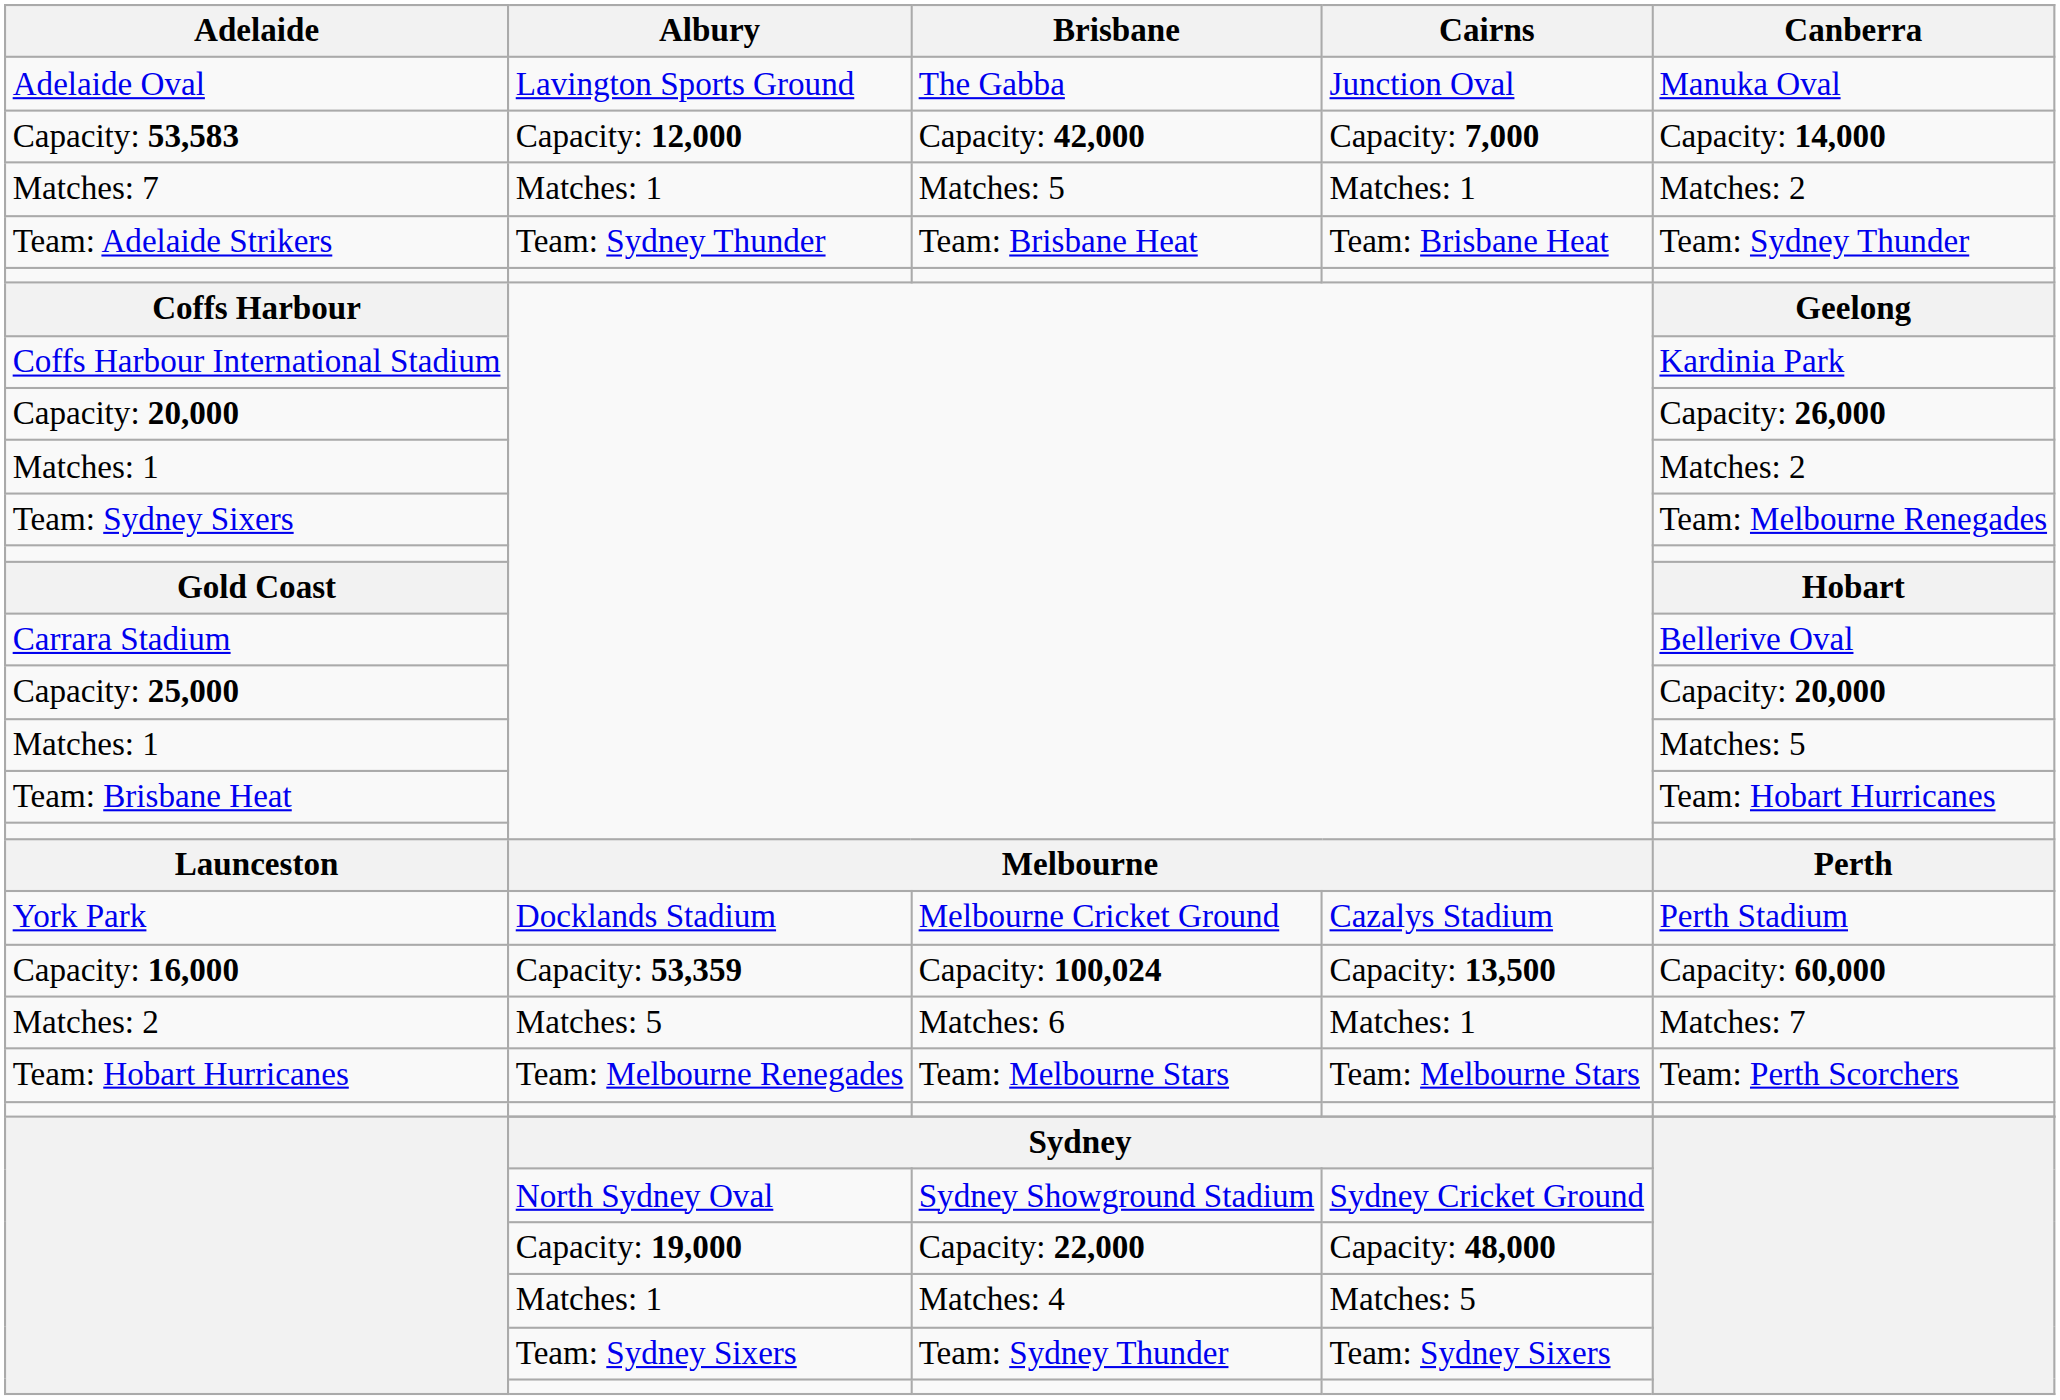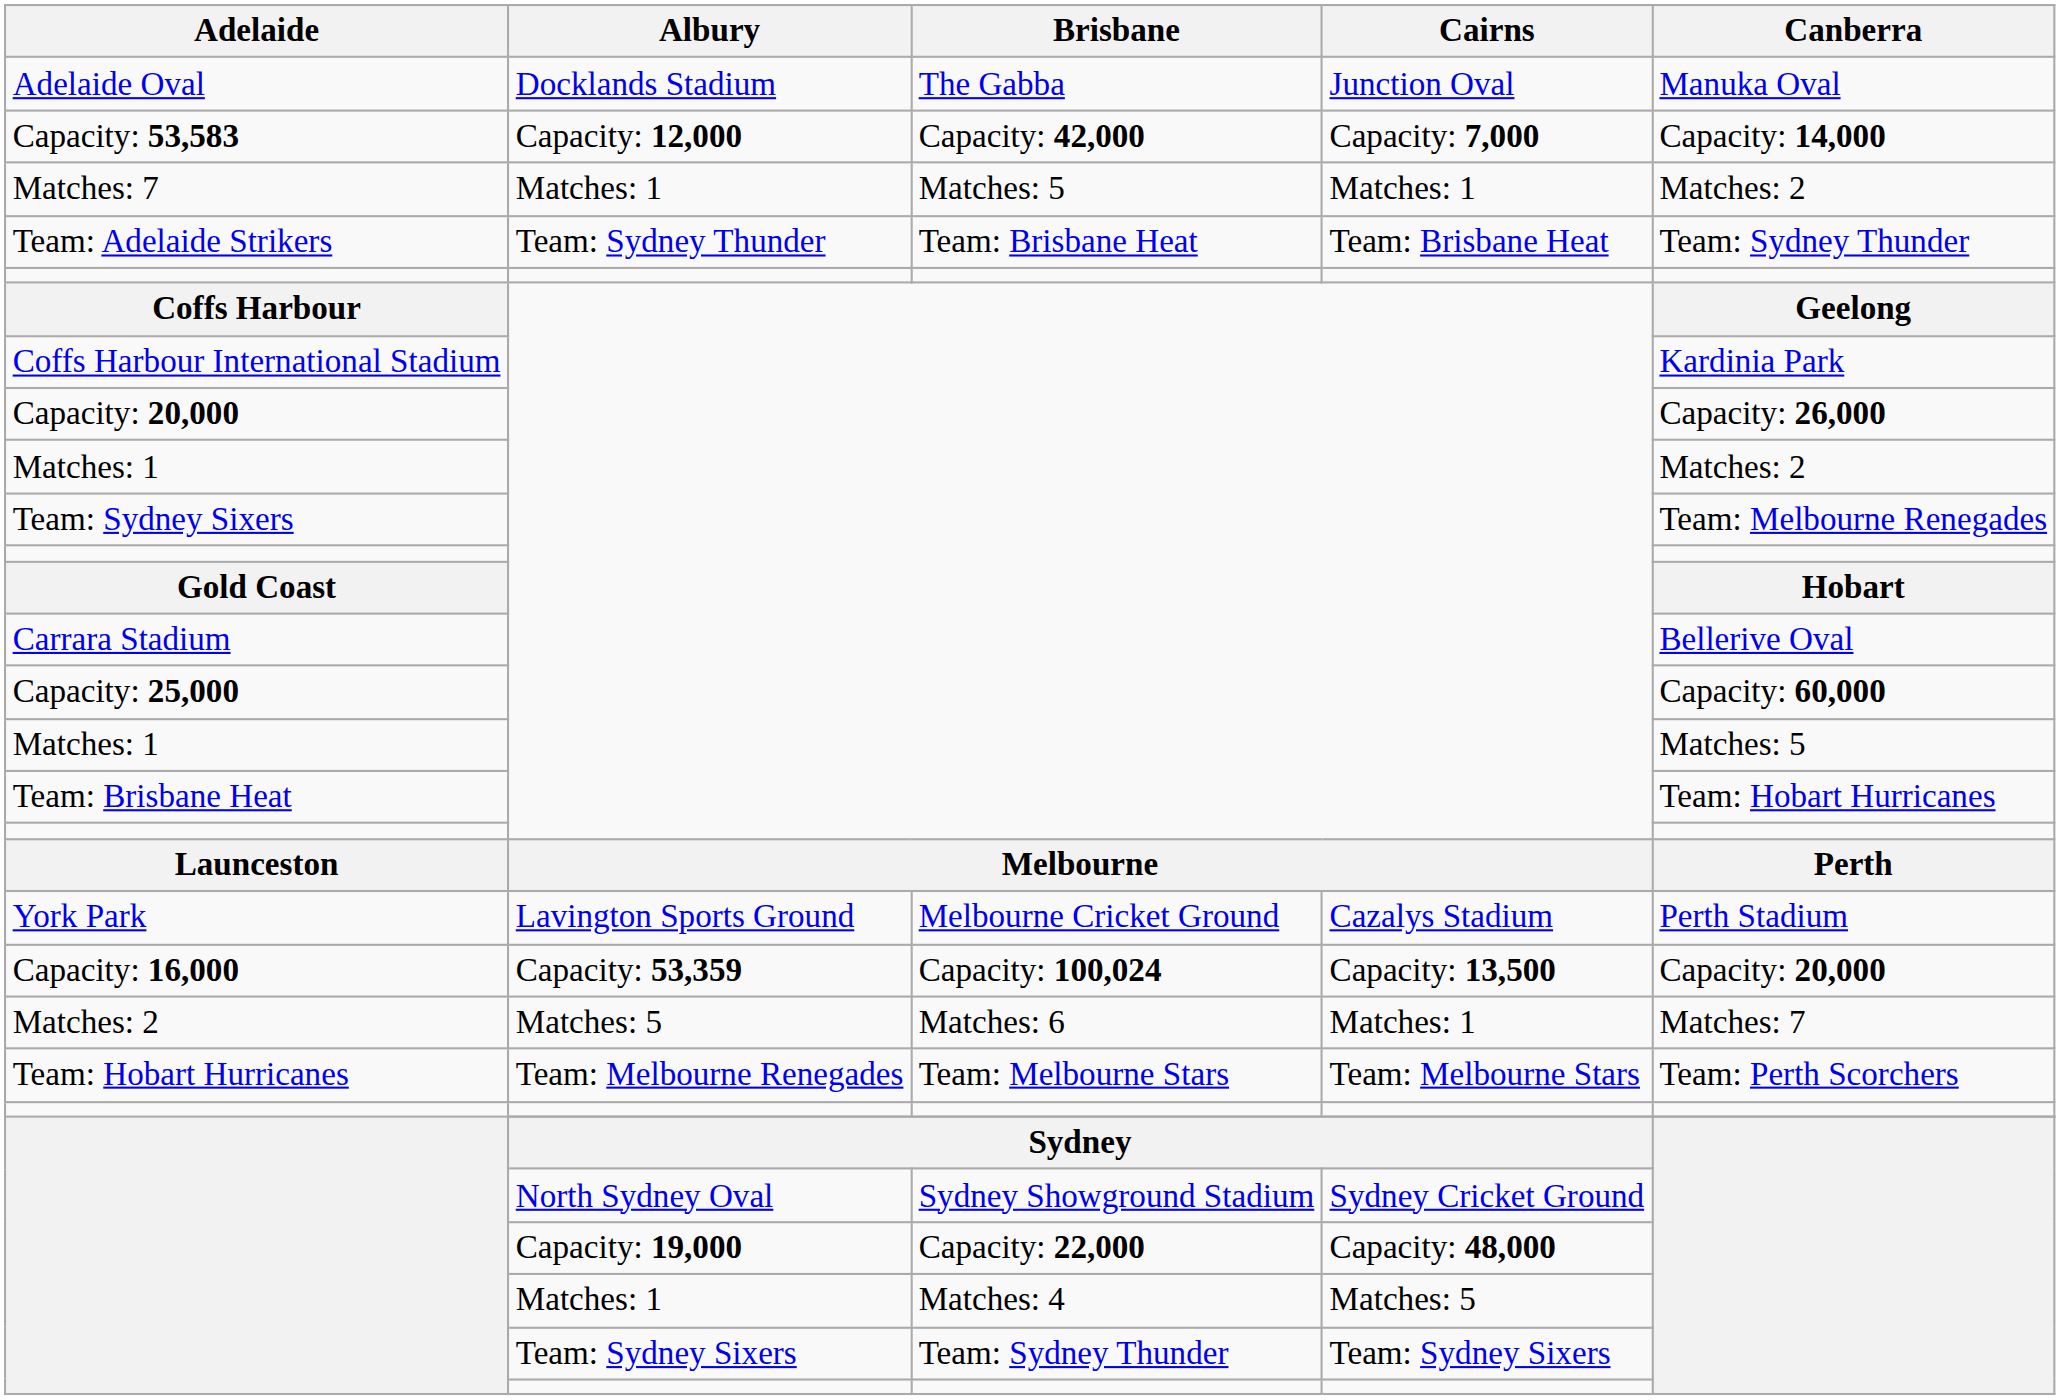(685, 83) Lavington Sports Ground -> (646, 83) Docklands Stadium
(1773, 691) Capacity: 20,000 -> (1773, 691) Capacity: 60,000
(646, 916) Docklands Stadium -> (685, 916) Lavington Sports Ground
(1773, 969) Capacity: 60,000 -> (1773, 969) Capacity: 20,000
